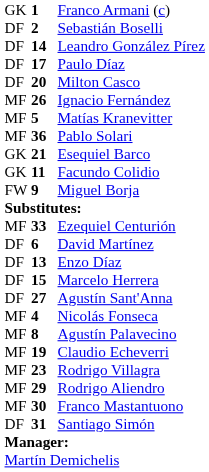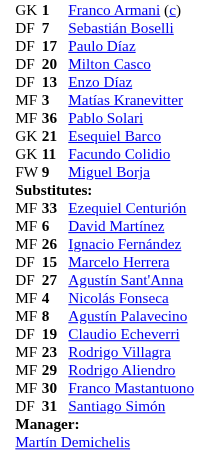(35, 27) 2 -> (46, 27) 7
- row: (131, 46)
rows swapped: (114, 100) <-> (89, 262)
(35, 118) 5 -> (46, 100) 3
(14, 244) DF -> (26, 226) MF
(16, 352) MF -> (25, 334) DF
